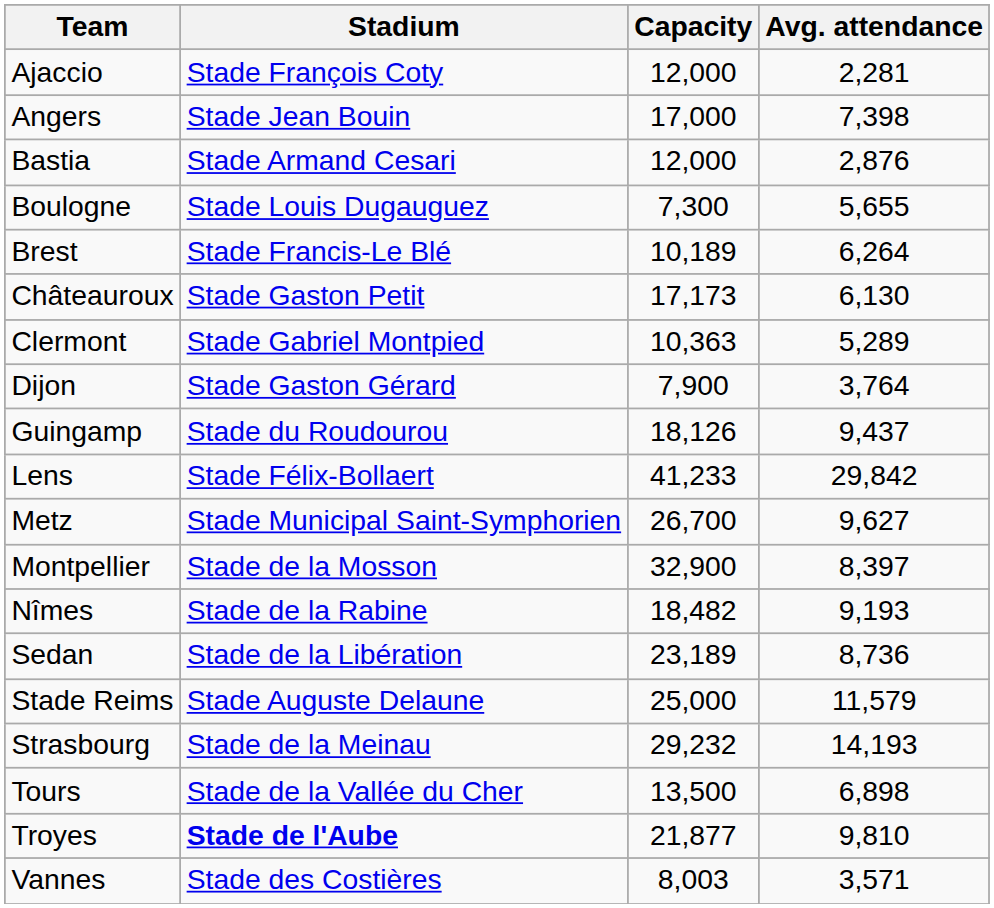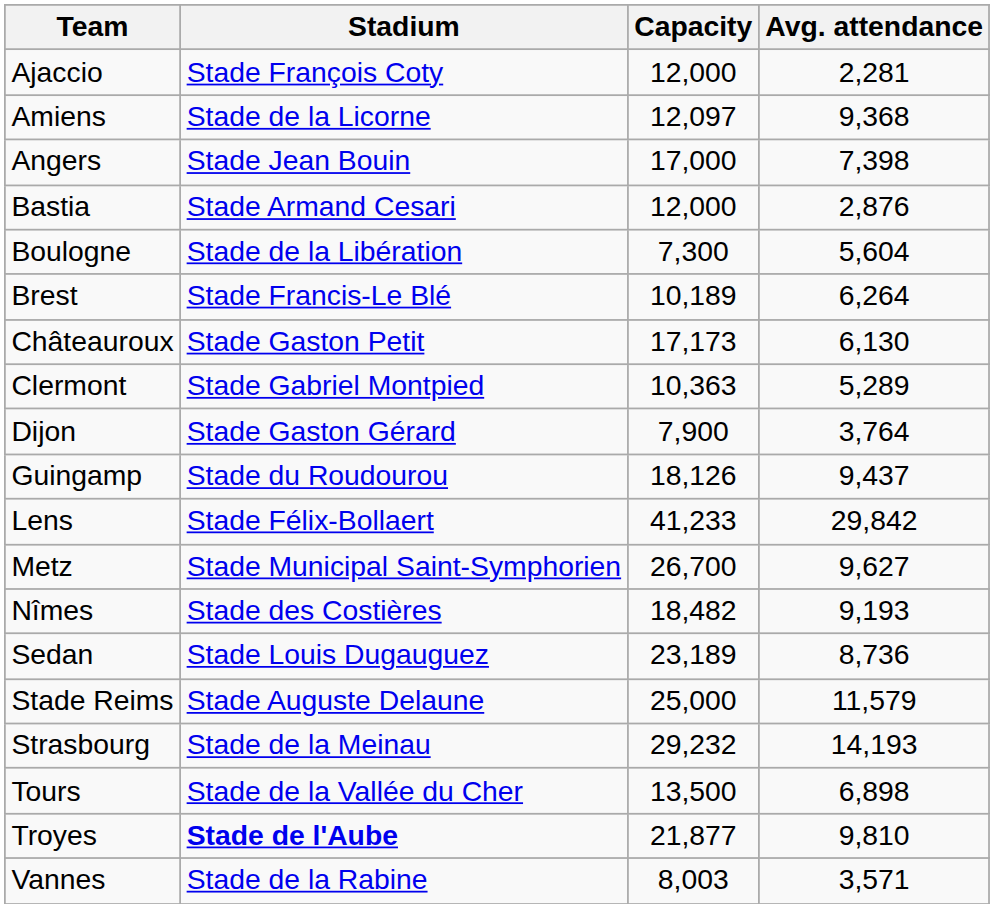+ row: (59, 116)
(338, 206) Stade Louis Dugauguez -> (324, 251) Stade de la Libération
(874, 206) 5,655 -> (874, 251) 5,604
- row: (81, 565)
(307, 610) Stade de la Rabine -> (314, 610) Stade des Costières
(324, 655) Stade de la Libération -> (338, 655) Stade Louis Dugauguez
(314, 880) Stade des Costières -> (307, 880) Stade de la Rabine
